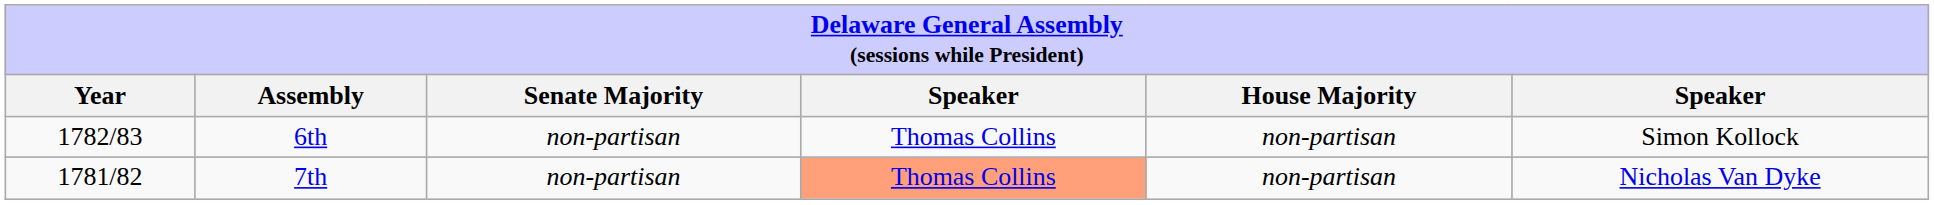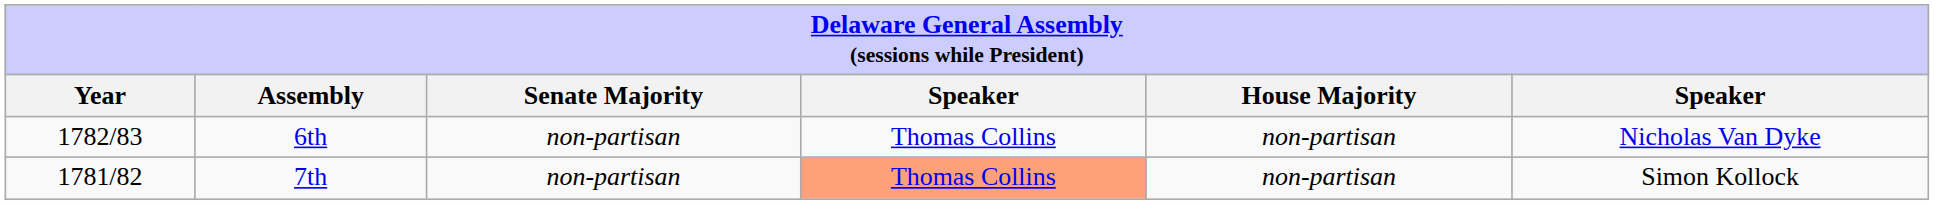(1720, 136) Simon Kollock -> (1720, 136) Nicholas Van Dyke
(1720, 177) Nicholas Van Dyke -> (1720, 177) Simon Kollock
